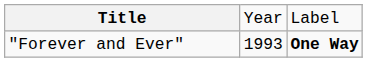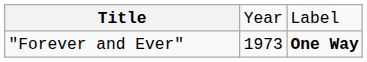(263, 44) 1993 -> (263, 44) 1973
